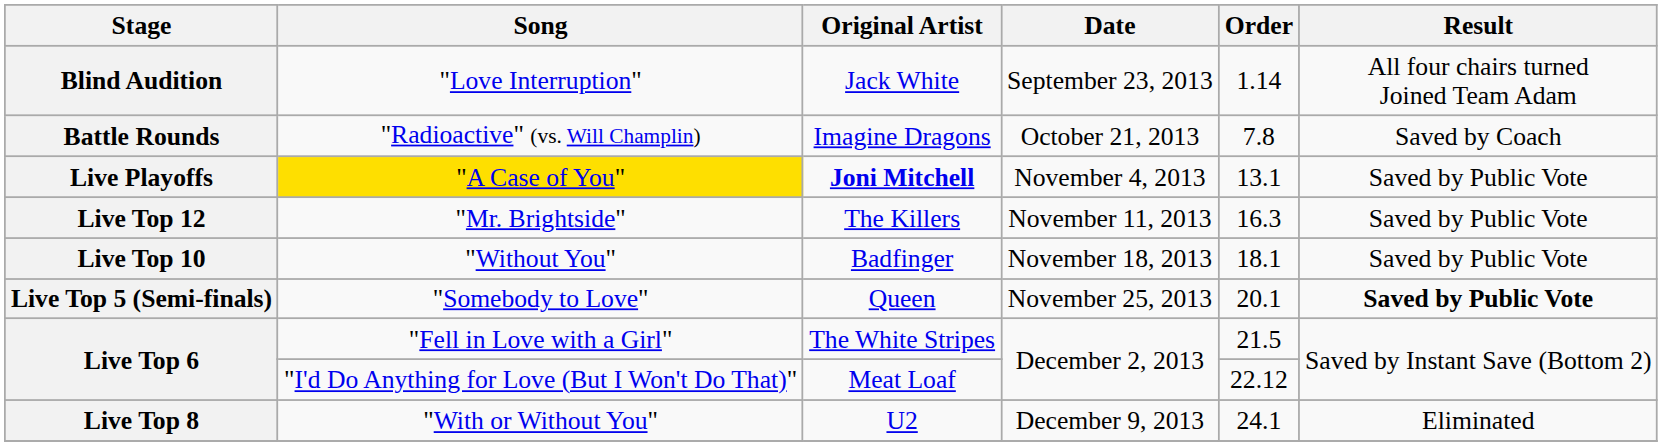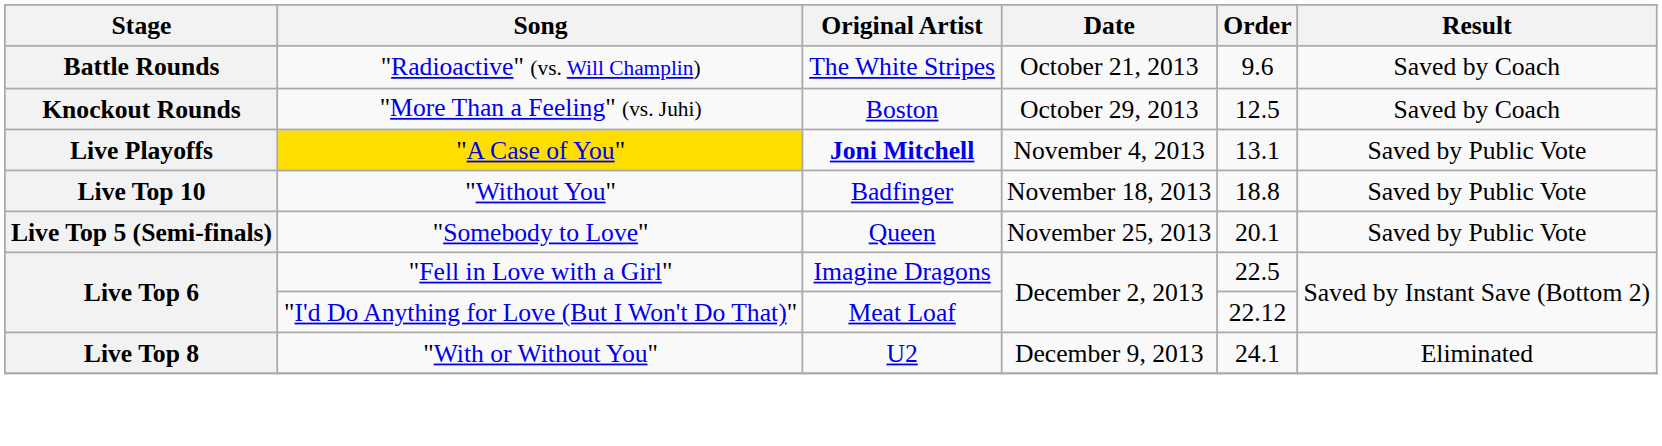- row: (541, 80)
(902, 136) Imagine Dragons -> (902, 67) The White Stripes
(1259, 136) 7.8 -> (1257, 67) 9.6
+ row: (541, 108)
- row: (541, 218)
(1259, 258) 18.1 -> (1257, 191) 18.8
(1478, 299) bold -> (1477, 232) normal
(902, 339) The White Stripes -> (902, 272) Imagine Dragons
(1259, 339) 21.5 -> (1257, 272) 22.5
